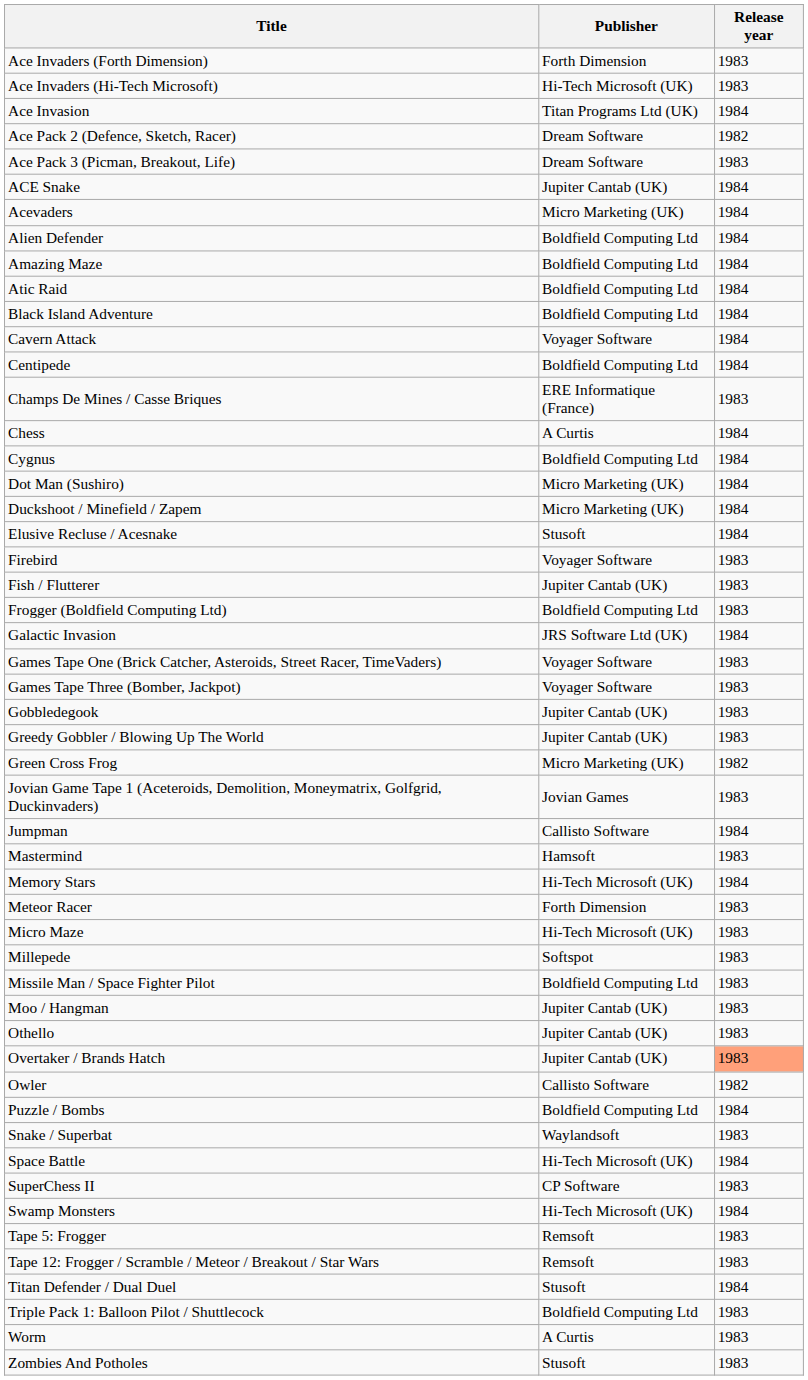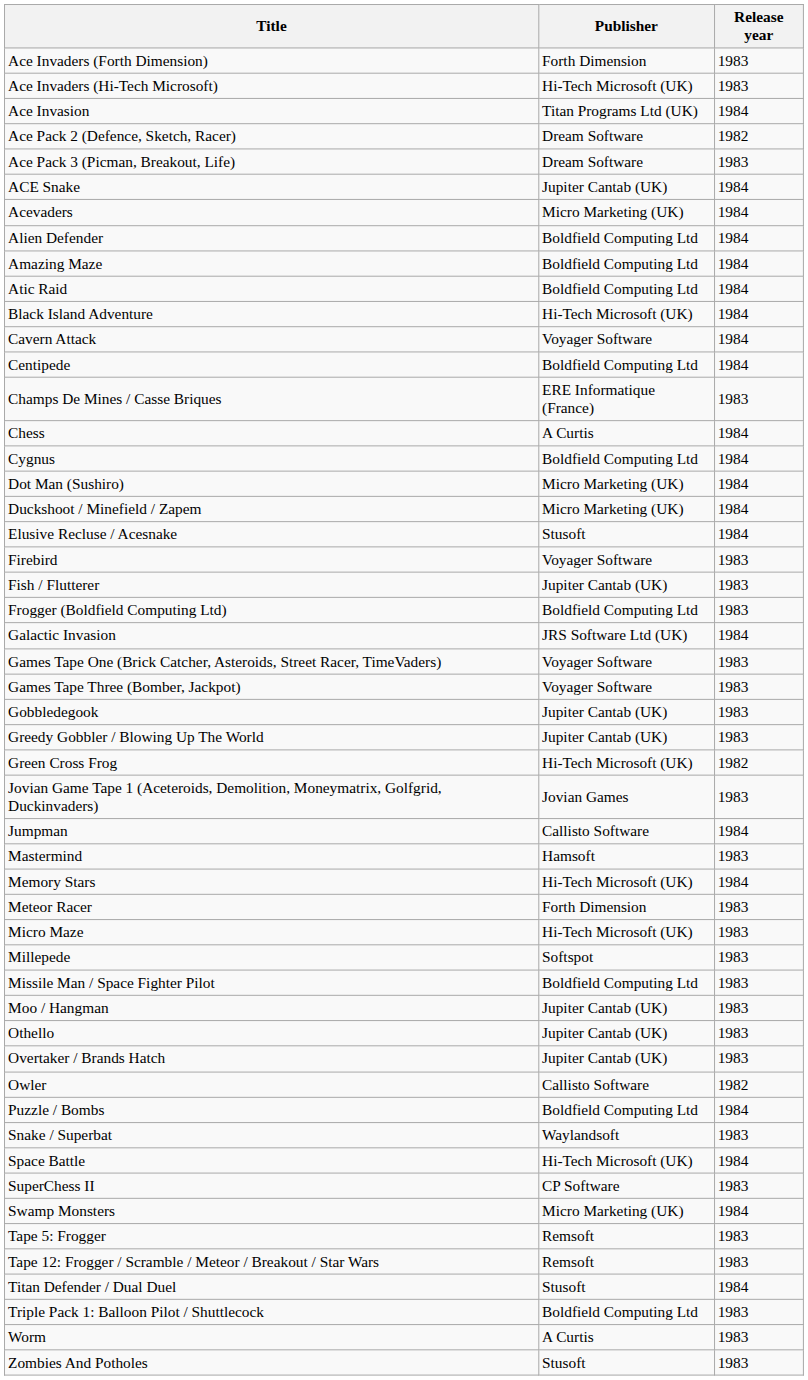(620, 313) Boldfield Computing Ltd -> (617, 313) Hi-Tech Microsoft (UK)
(613, 762) Micro Marketing (UK) -> (617, 762) Hi-Tech Microsoft (UK)
(733, 1059) lightsalmon background -> (733, 1059) no background
(617, 1210) Hi-Tech Microsoft (UK) -> (613, 1210) Micro Marketing (UK)
